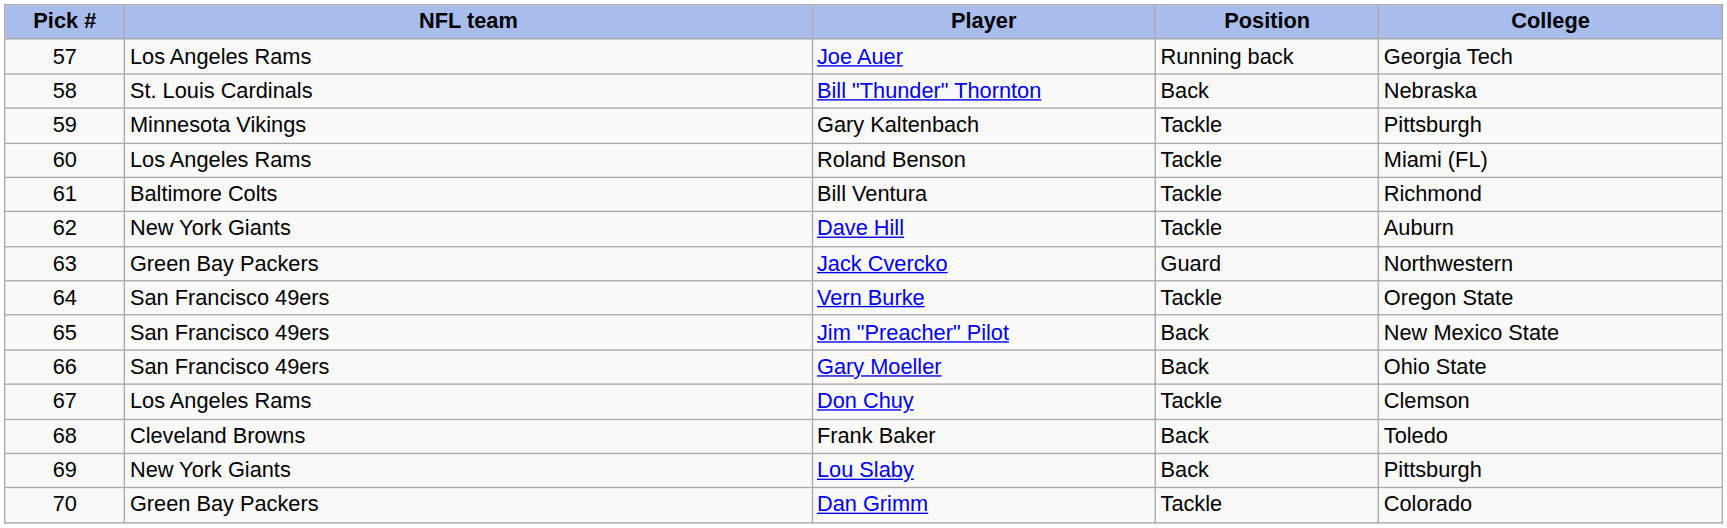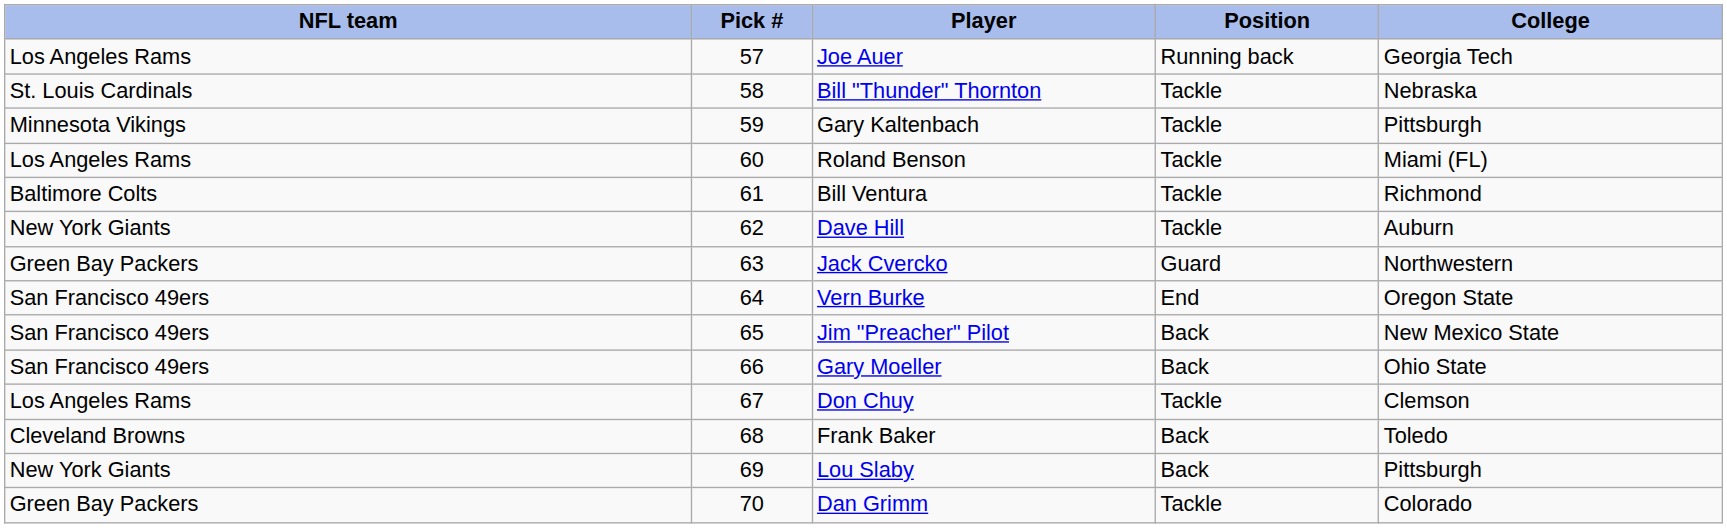columns swapped: (65, 21) <-> (468, 21)
(1185, 90) Back -> (1191, 90) Tackle
(1191, 297) Tackle -> (1180, 297) End
